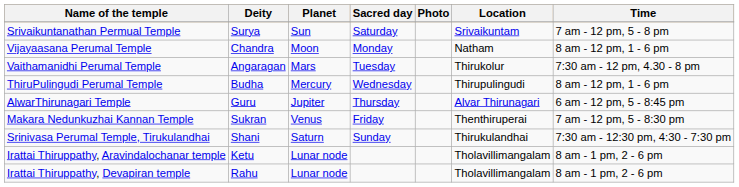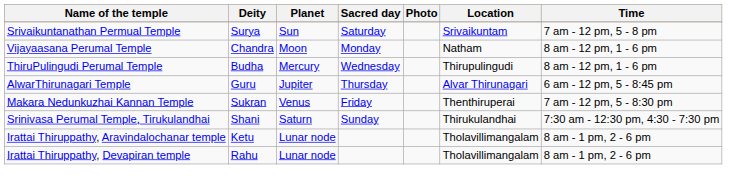- row: (84, 66)
